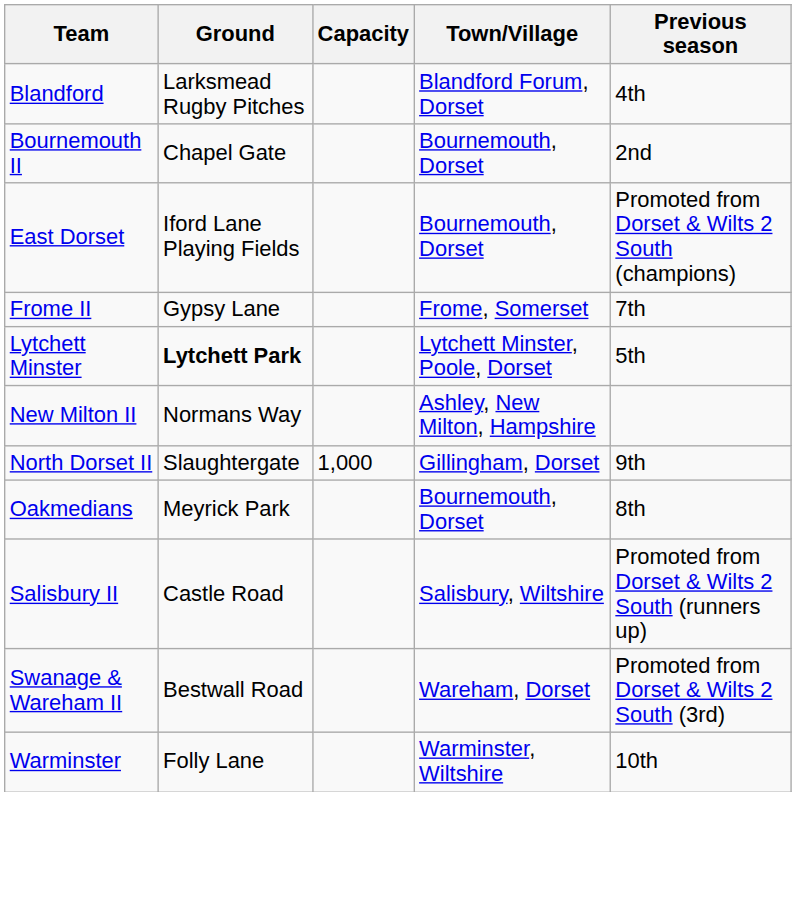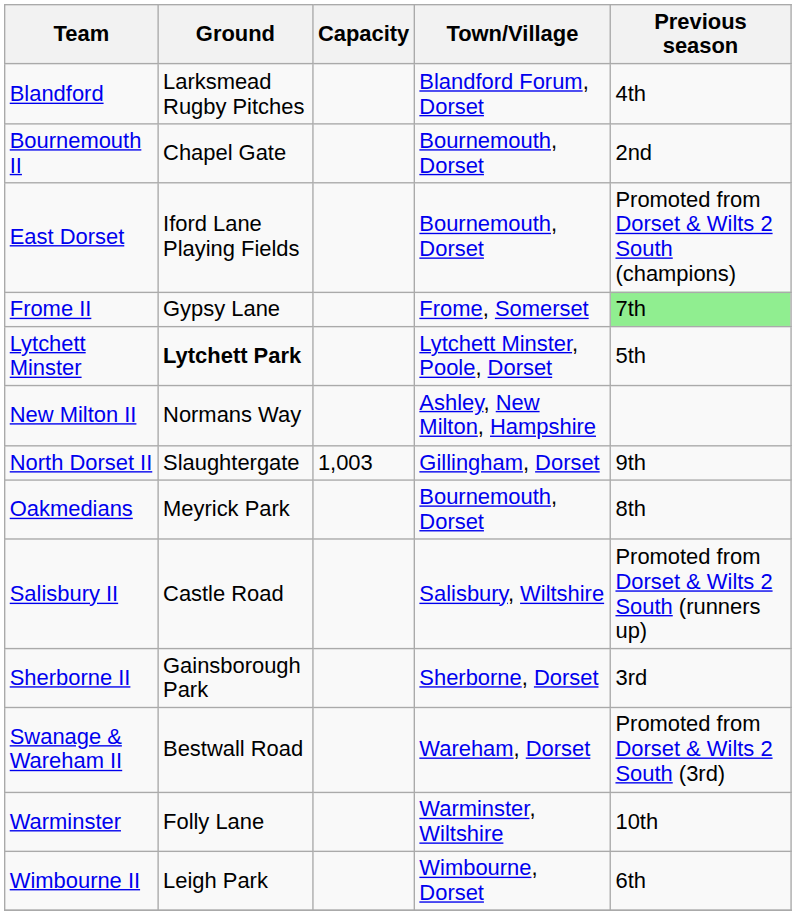(631, 308) no background -> (631, 308) lightgreen background
(345, 462) 1,000 -> (345, 462) 1,003
+ row: (70, 677)
+ row: (75, 880)
